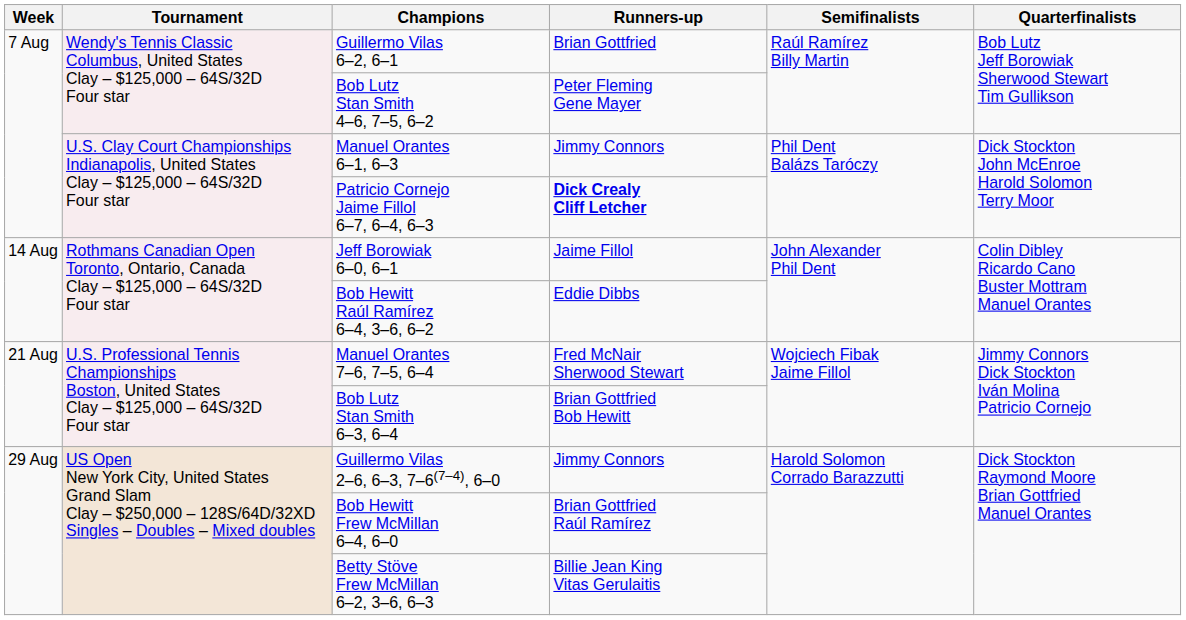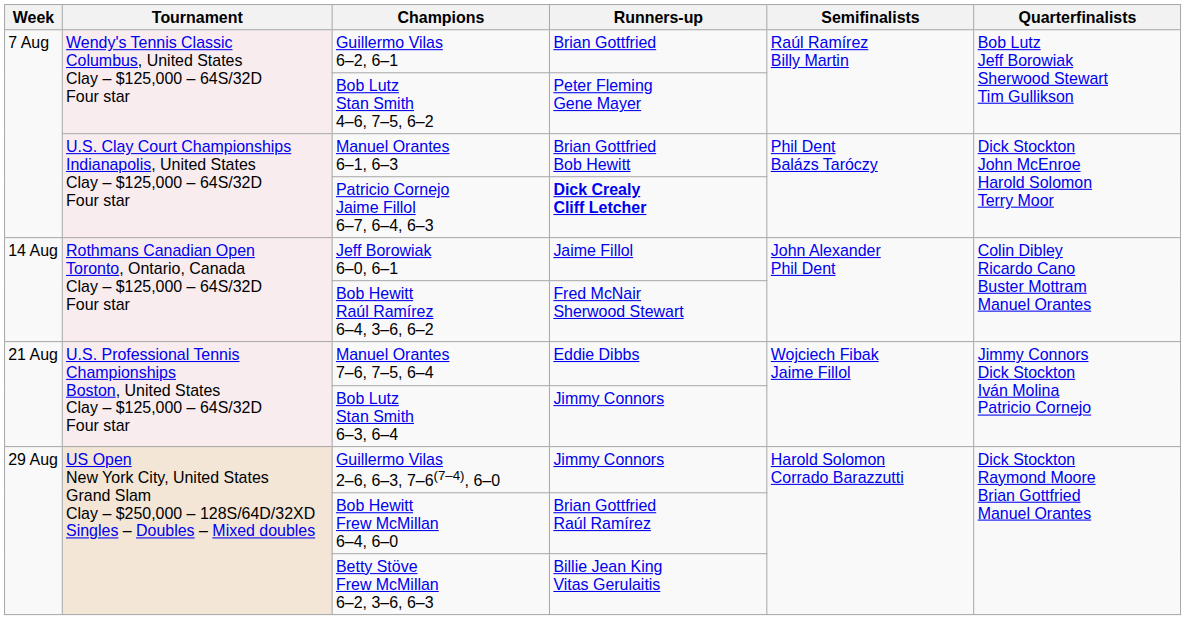(609, 147) Jimmy Connors -> (605, 156) Brian Gottfried Bob Hewitt
(596, 294) Eddie Dibbs -> (619, 303) Fred McNair Sherwood Stewart
(619, 364) Fred McNair Sherwood Stewart -> (596, 355) Eddie Dibbs
(605, 407) Brian Gottfried Bob Hewitt -> (609, 398) Jimmy Connors
